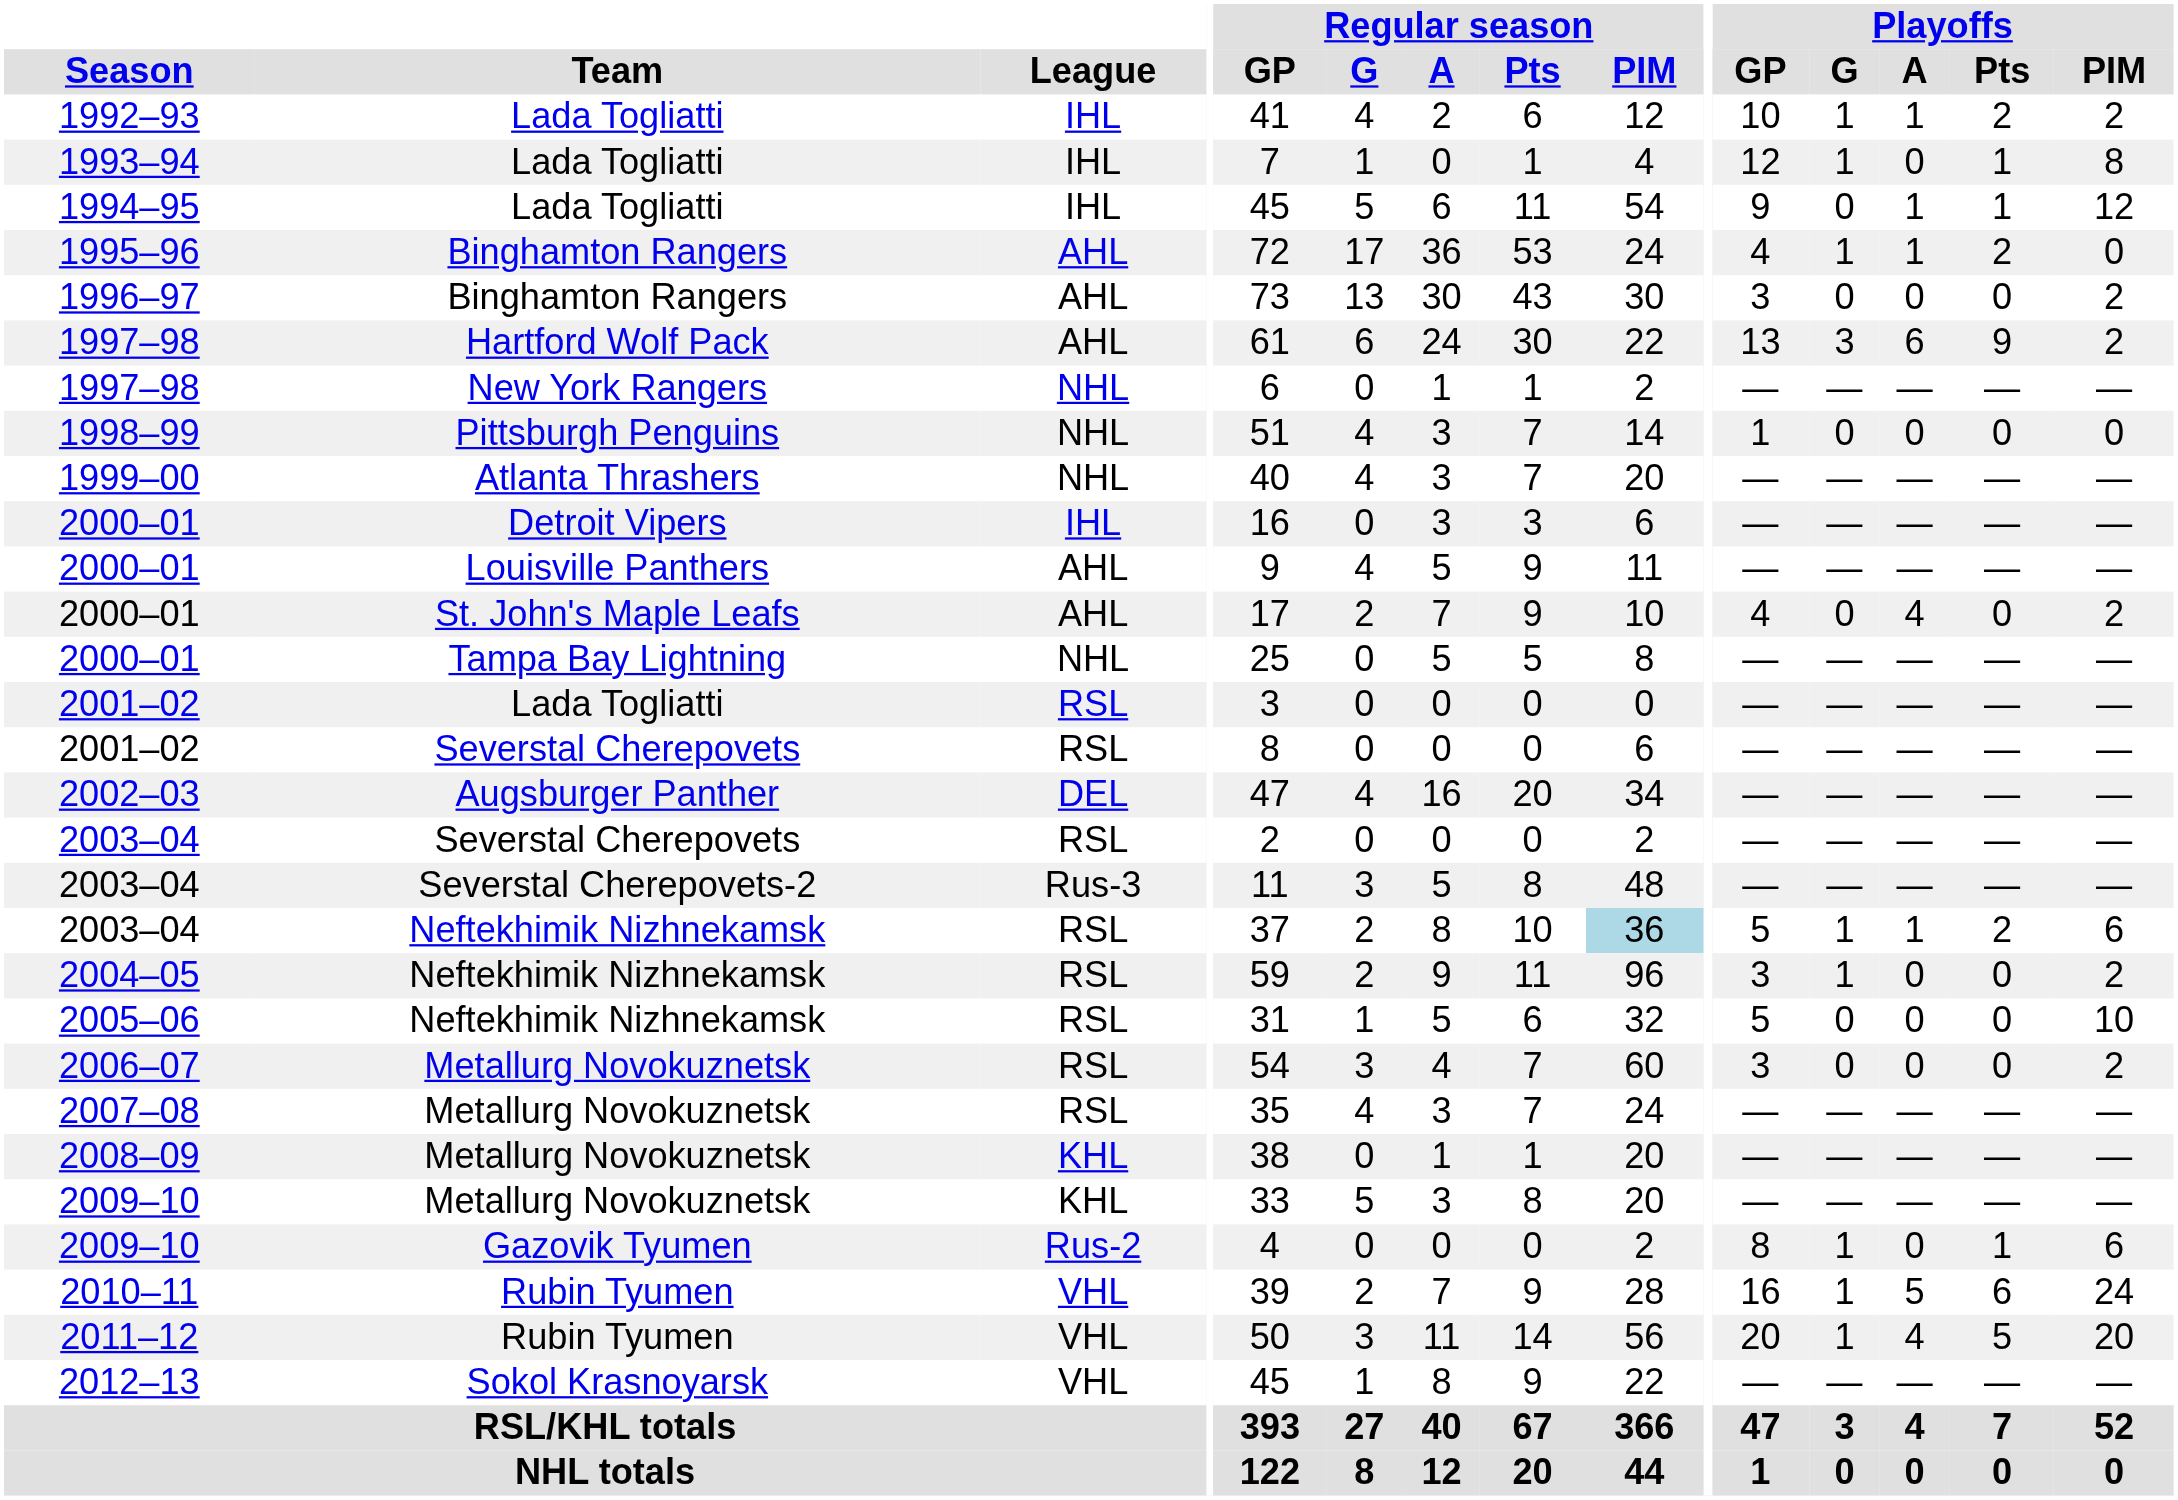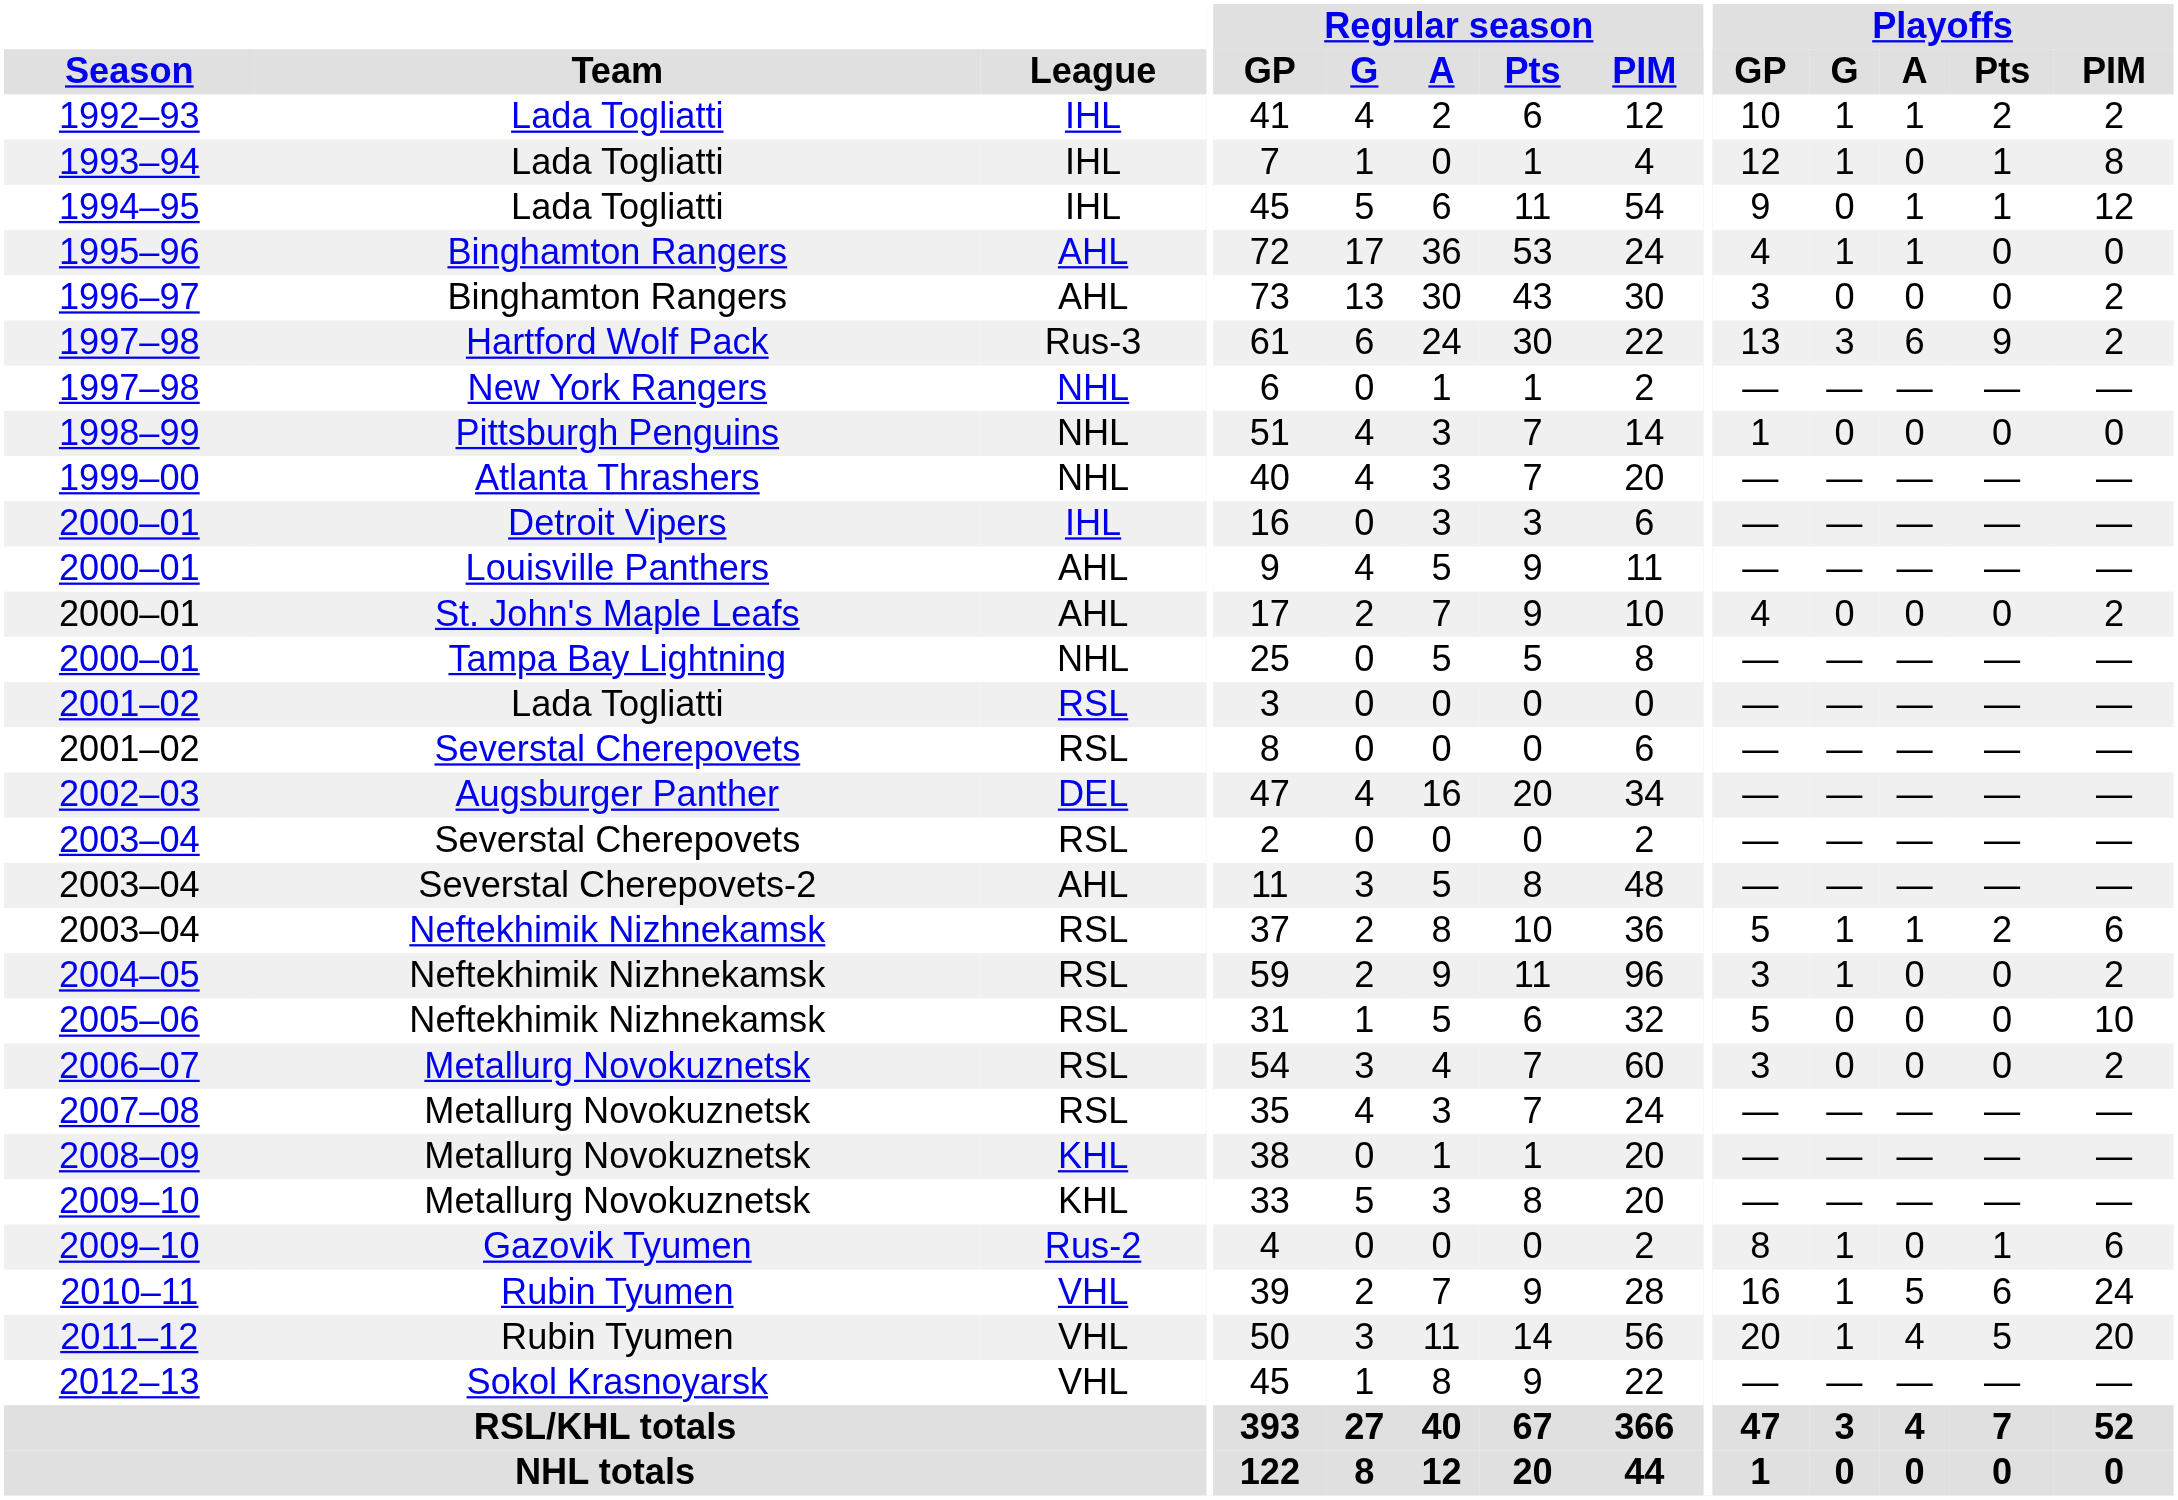(2002, 251) 2 -> (2002, 251) 0
(1093, 342) AHL -> (1093, 342) Rus-3
(1915, 613) 4 -> (1915, 613) 0
(1093, 884) Rus-3 -> (1093, 884) AHL
(1644, 929) lightblue background -> (1644, 929) no background
